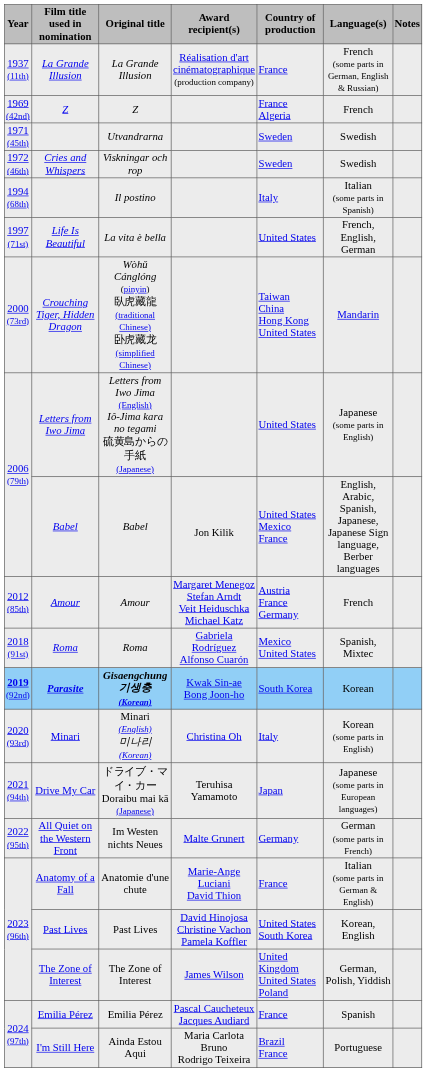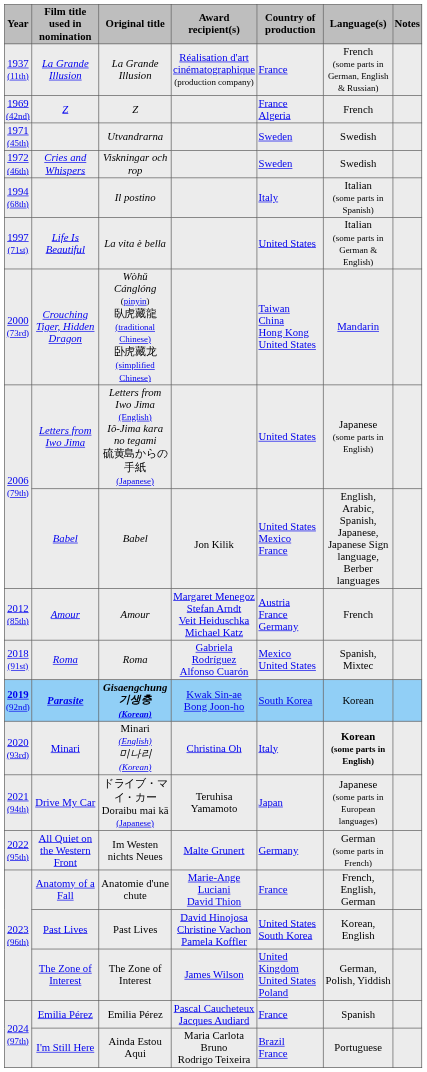(358, 237) French, English, German -> (358, 243) Italian (some parts in German & English)
(358, 736) normal -> (358, 748) bold
(358, 883) Italian (some parts in German & English) -> (358, 889) French, English, German
